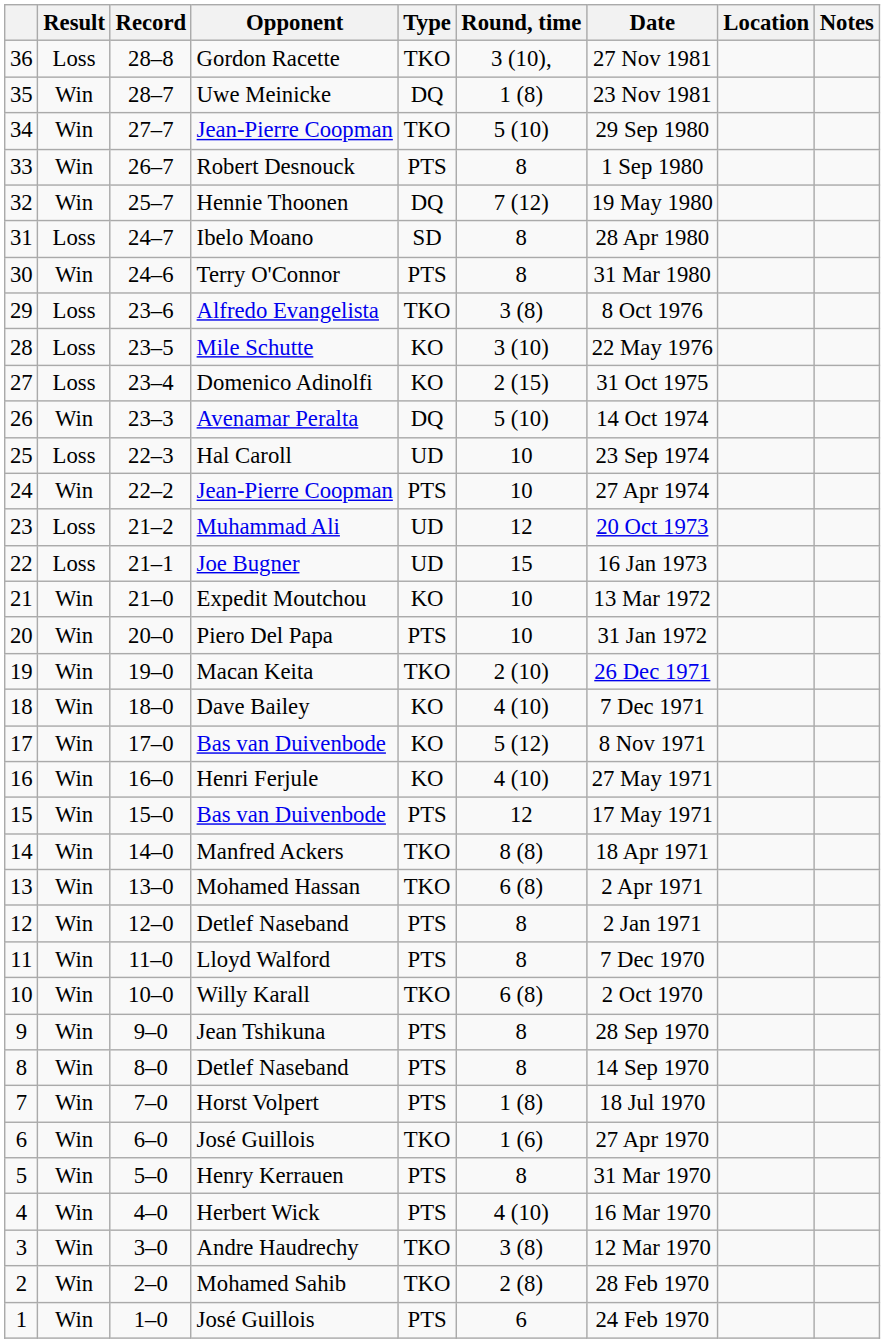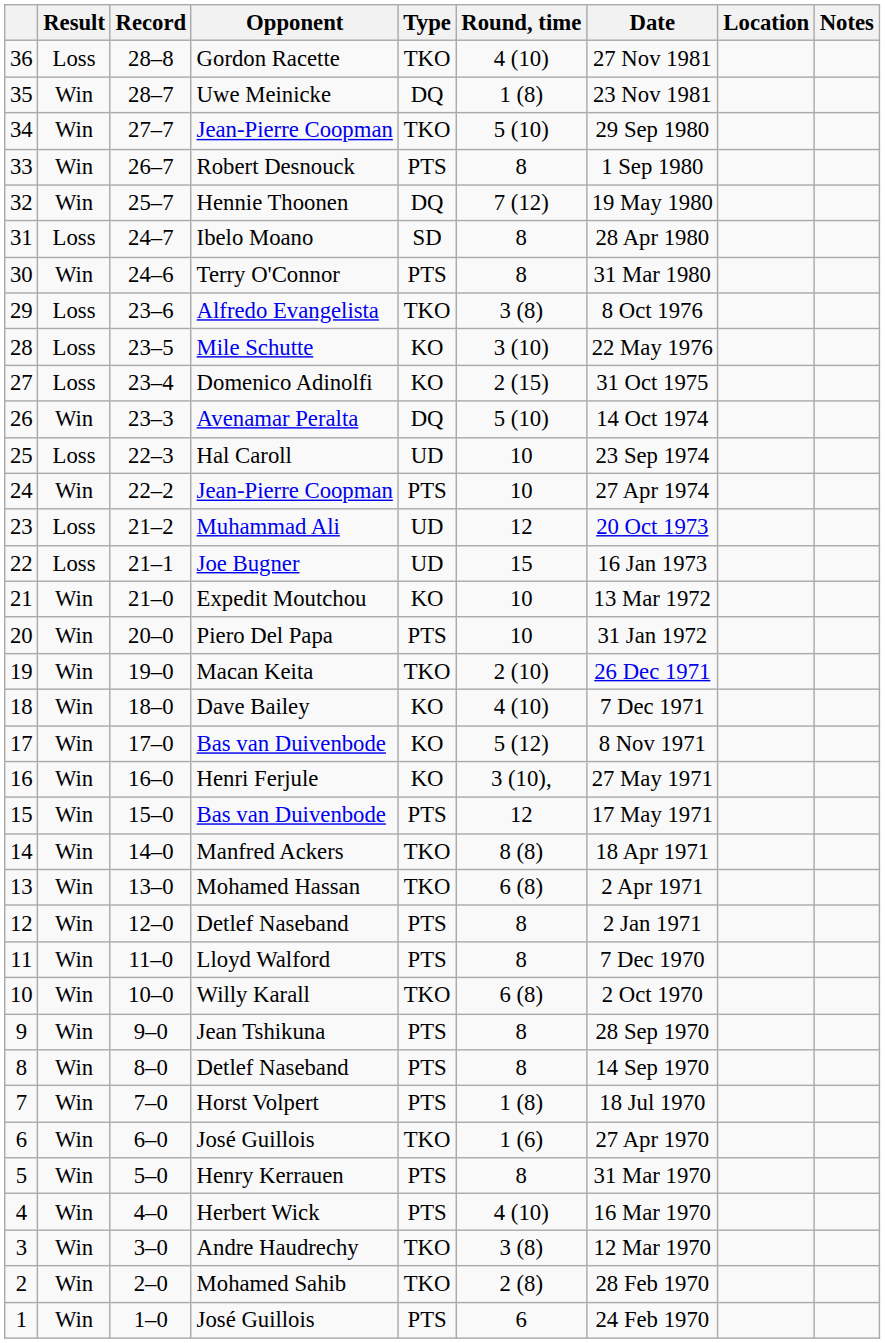(521, 58) 3 (10), -> (521, 58) 4 (10)
(521, 779) 4 (10) -> (521, 779) 3 (10),
